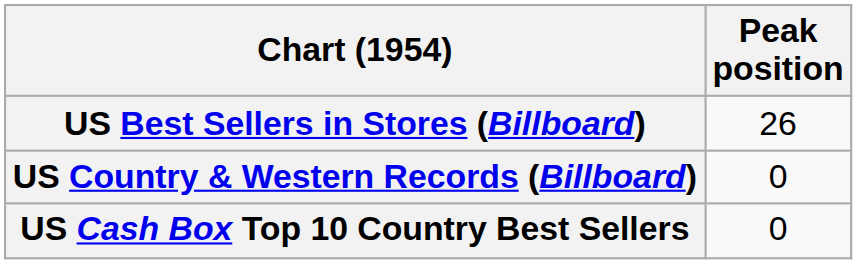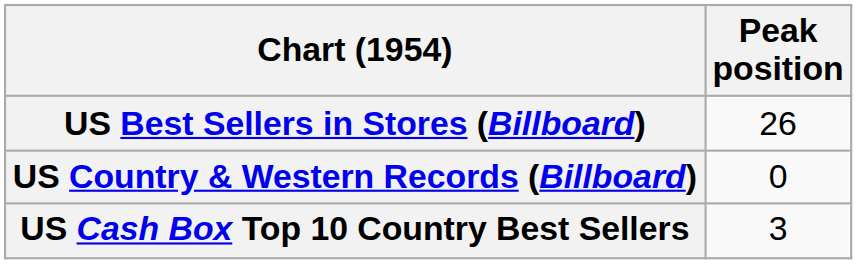(778, 229) 0 -> (778, 229) 3
